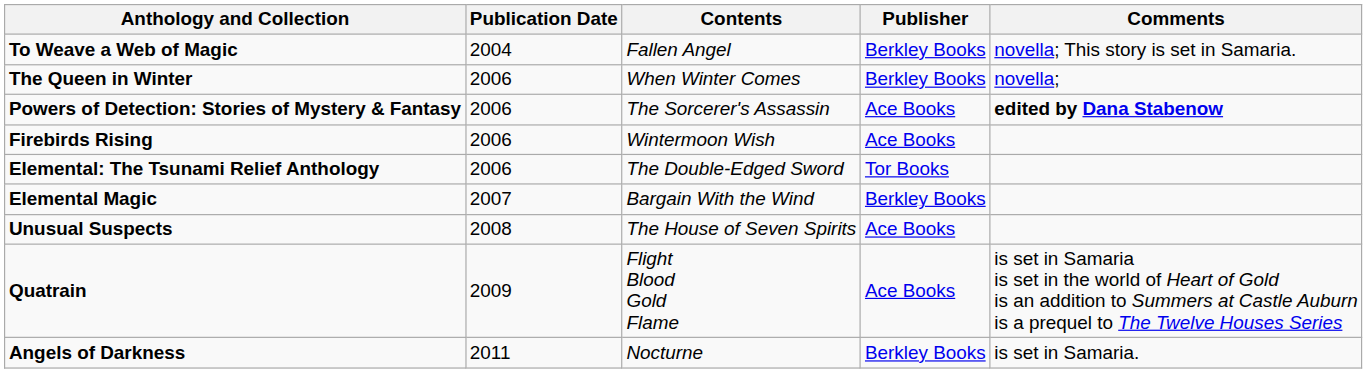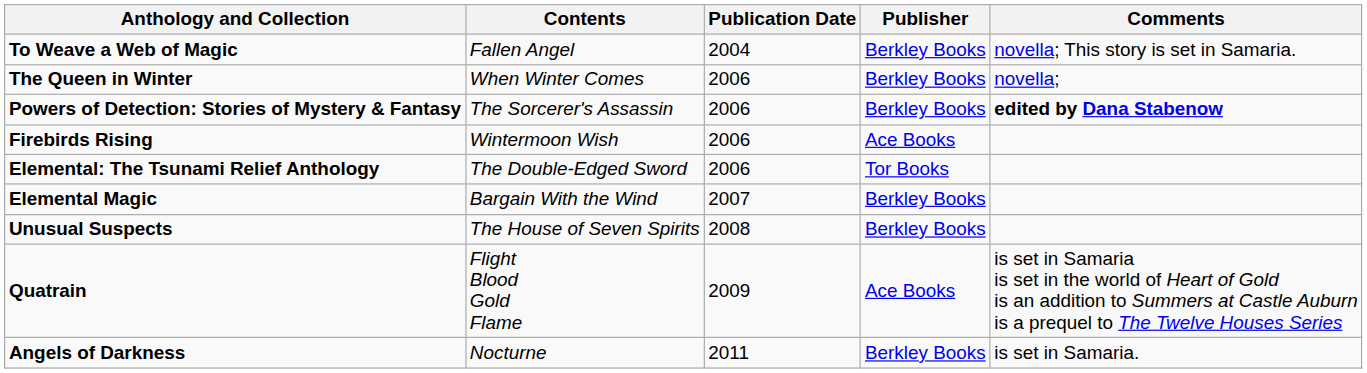columns swapped: (741, 19) <-> (544, 19)
(910, 109) Ace Books -> (925, 109) Berkley Books
(910, 229) Ace Books -> (925, 229) Berkley Books
